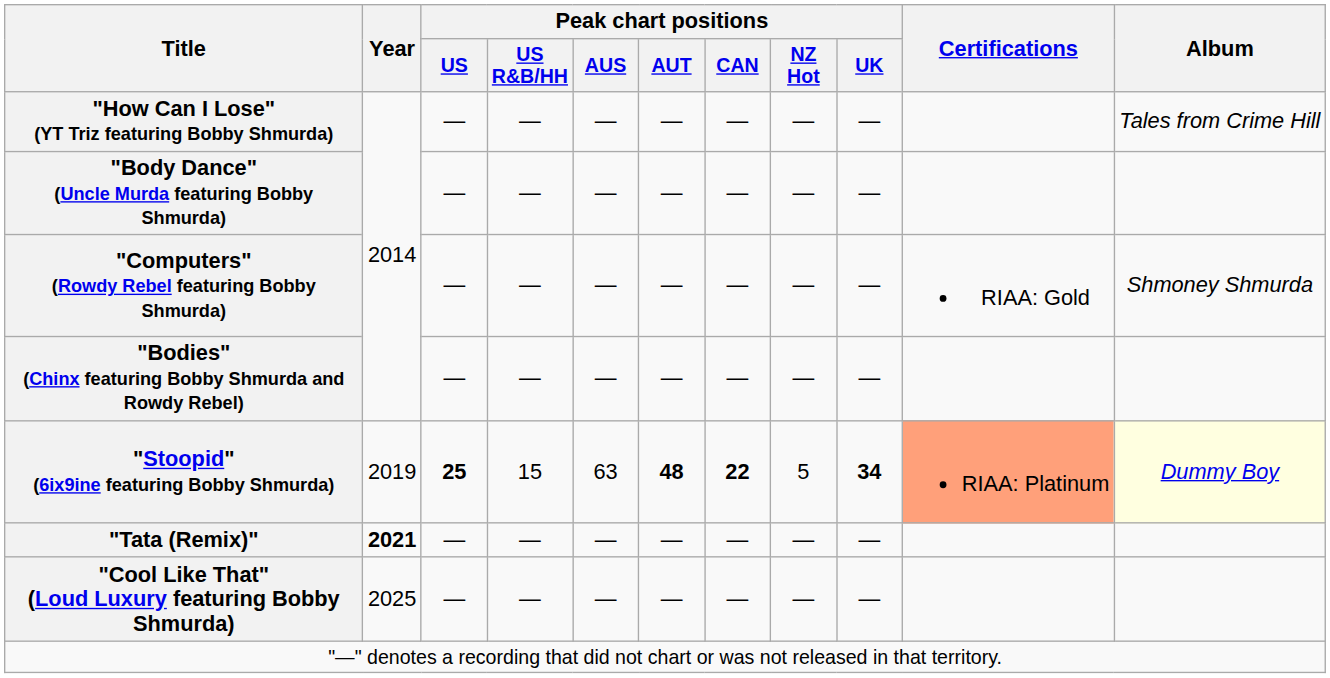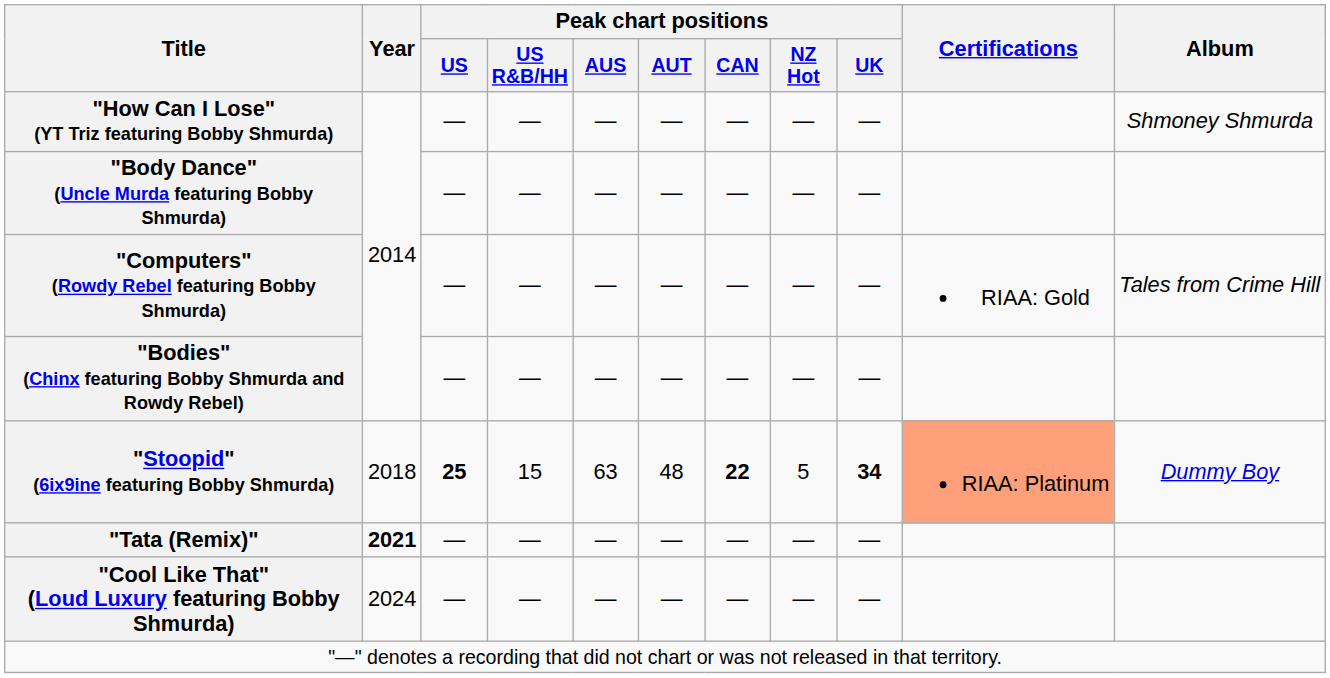(1220, 121) Tales from Crime Hill -> (1220, 121) Shmoney Shmurda
(1220, 285) Shmoney Shmurda -> (1220, 285) Tales from Crime Hill
(392, 471) 2019 -> (392, 471) 2018
(671, 471) bold -> (671, 471) normal
(1220, 471) lightyellow background -> (1220, 471) no background
(392, 598) 2025 -> (392, 598) 2024
